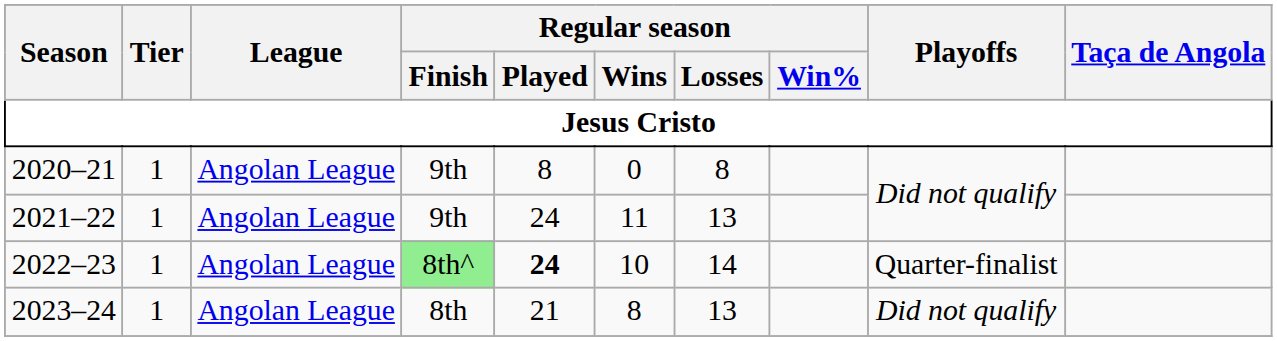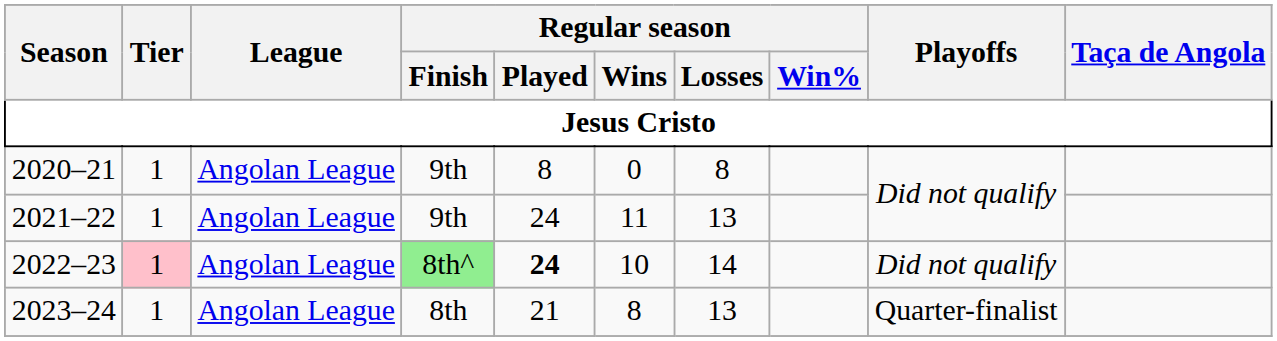(157, 264) no background -> (157, 264) pink background
(966, 264) Quarter-finalist -> (966, 264) Did not qualify
(966, 311) Did not qualify -> (966, 311) Quarter-finalist
